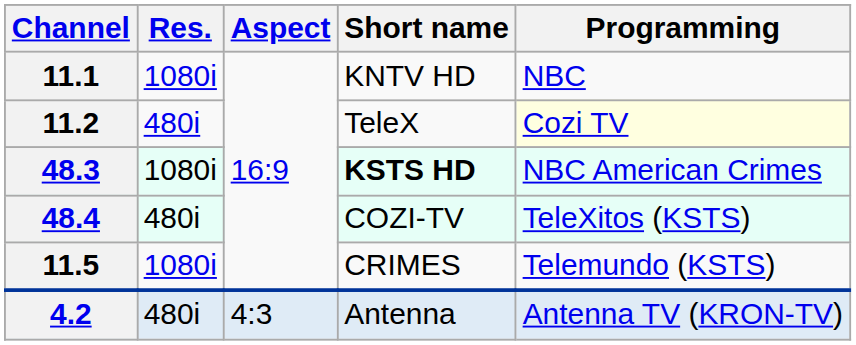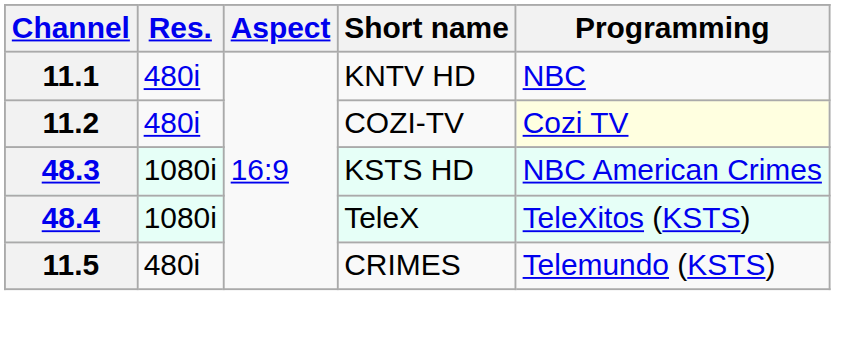(180, 75) 1080i -> (172, 75) 480i
(382, 123) TeleX -> (404, 123) COZI-TV
(410, 170) bold -> (409, 170) normal
(172, 218) 480i -> (180, 218) 1080i
(404, 218) COZI-TV -> (382, 218) TeleX
(180, 265) 1080i -> (172, 265) 480i
- row: (71, 314)
